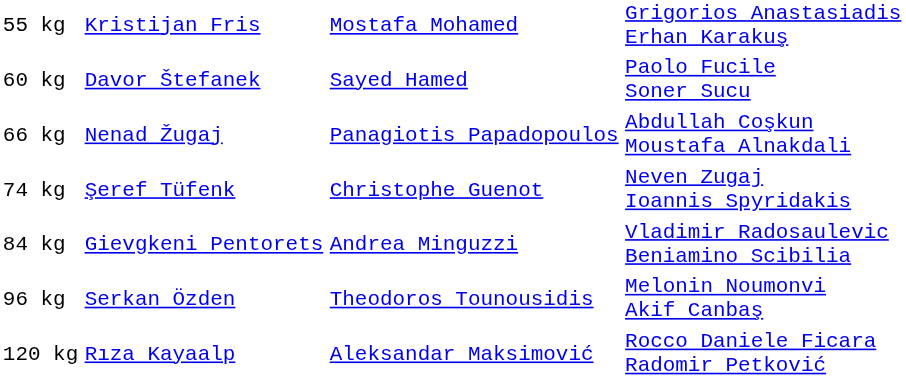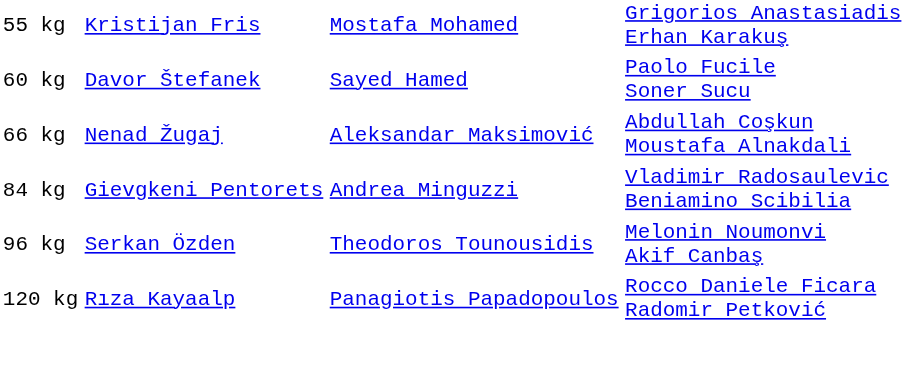(474, 134) Panagiotis Papadopoulos -> (462, 134) Aleksandar Maksimović
- row: (34, 189)
(462, 353) Aleksandar Maksimović -> (474, 299) Panagiotis Papadopoulos
